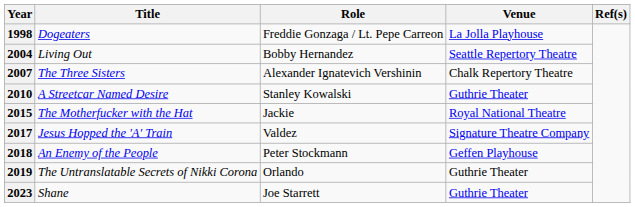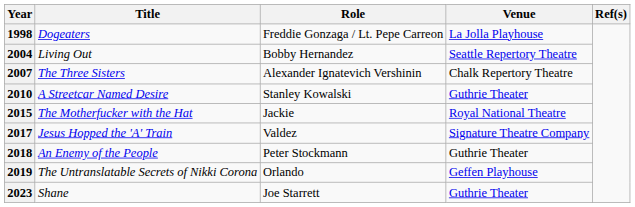(493, 152) Geffen Playhouse -> (488, 152) Guthrie Theater
(488, 172) Guthrie Theater -> (493, 172) Geffen Playhouse
